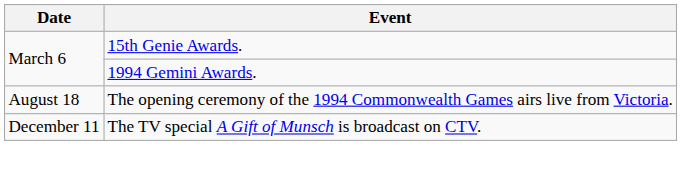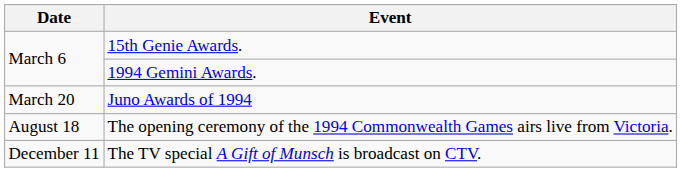+ row: (180, 99)
